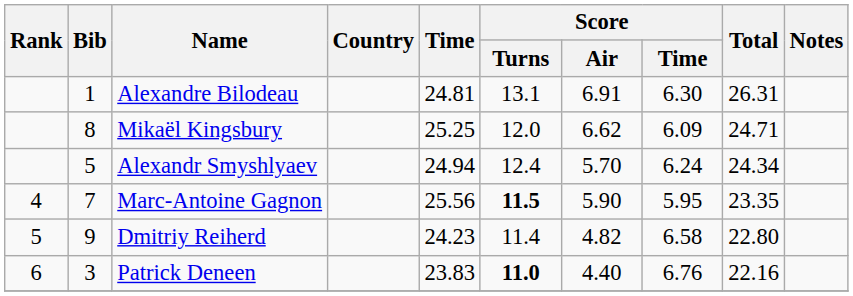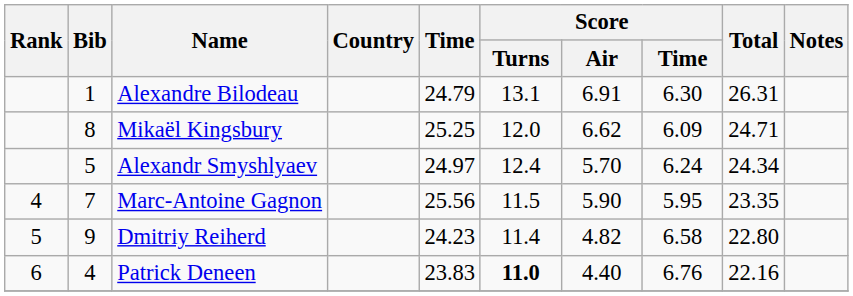(450, 93) 24.81 -> (450, 93) 24.79
(450, 165) 24.94 -> (450, 165) 24.97
(521, 201) bold -> (521, 201) normal
(90, 272) 3 -> (90, 272) 4
